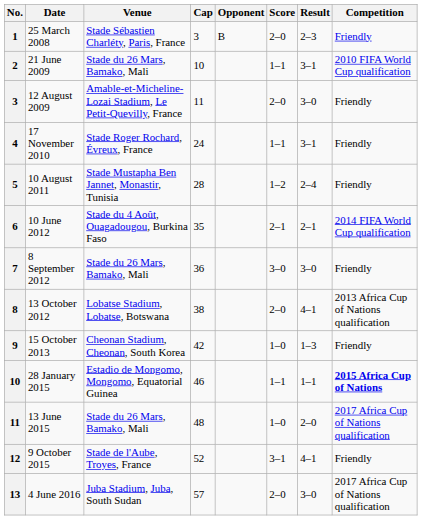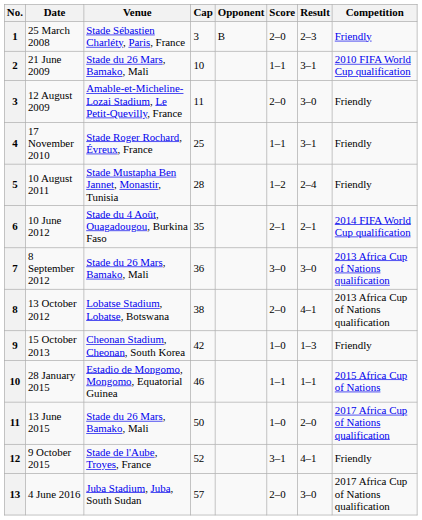(199, 143) 24 -> (199, 143) 25
(353, 268) Friendly -> (371, 268) 2013 Africa Cup of Nations qualification
(373, 381) bold -> (371, 381) normal
(199, 423) 48 -> (199, 423) 50
